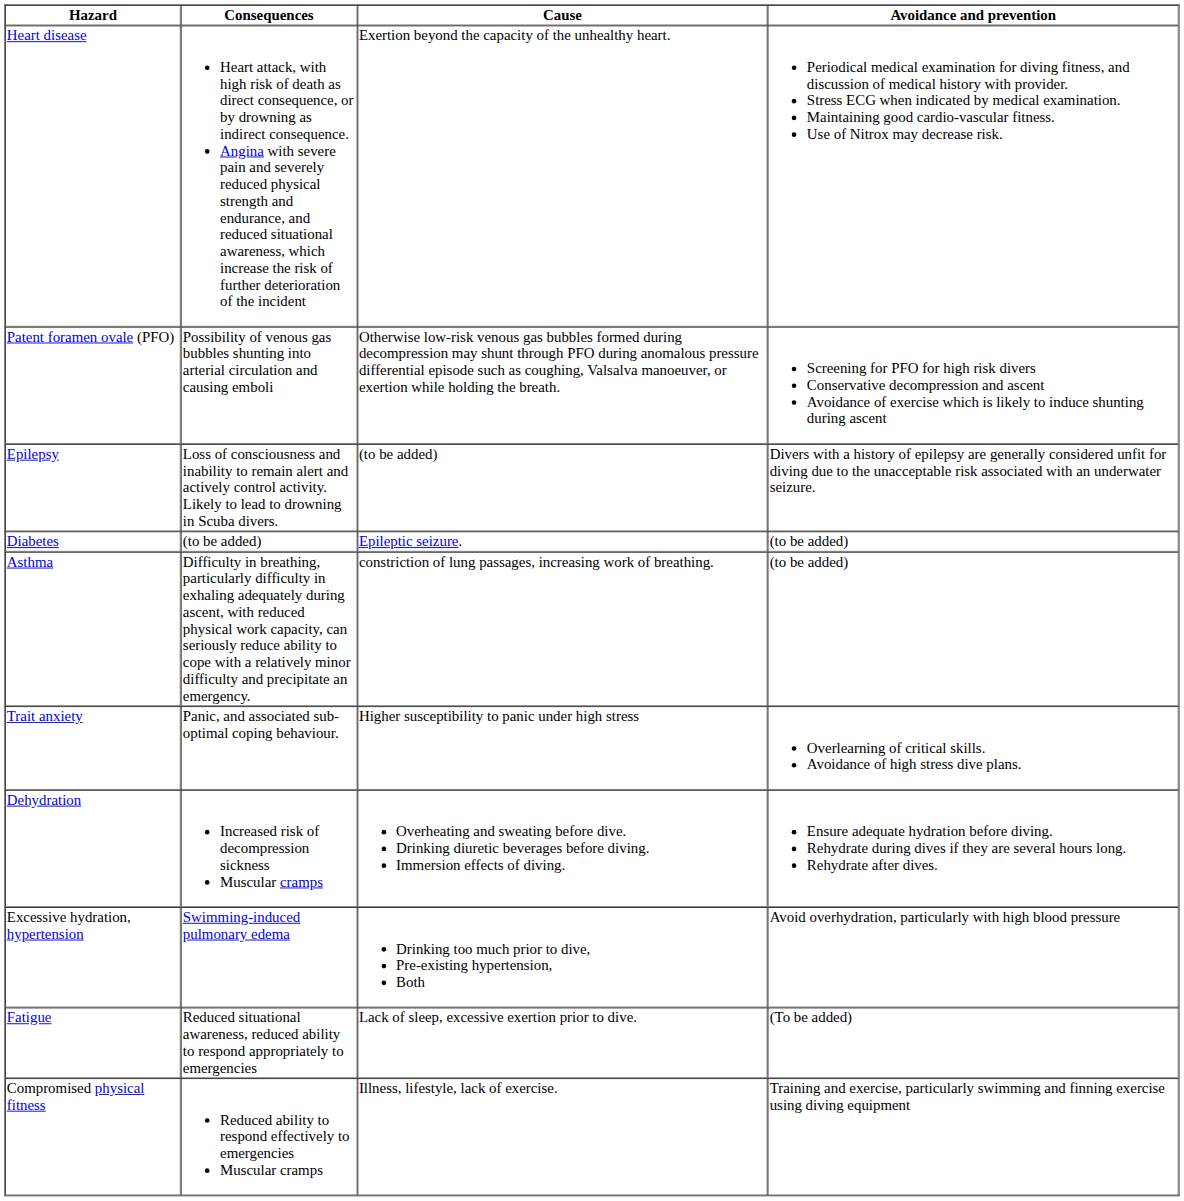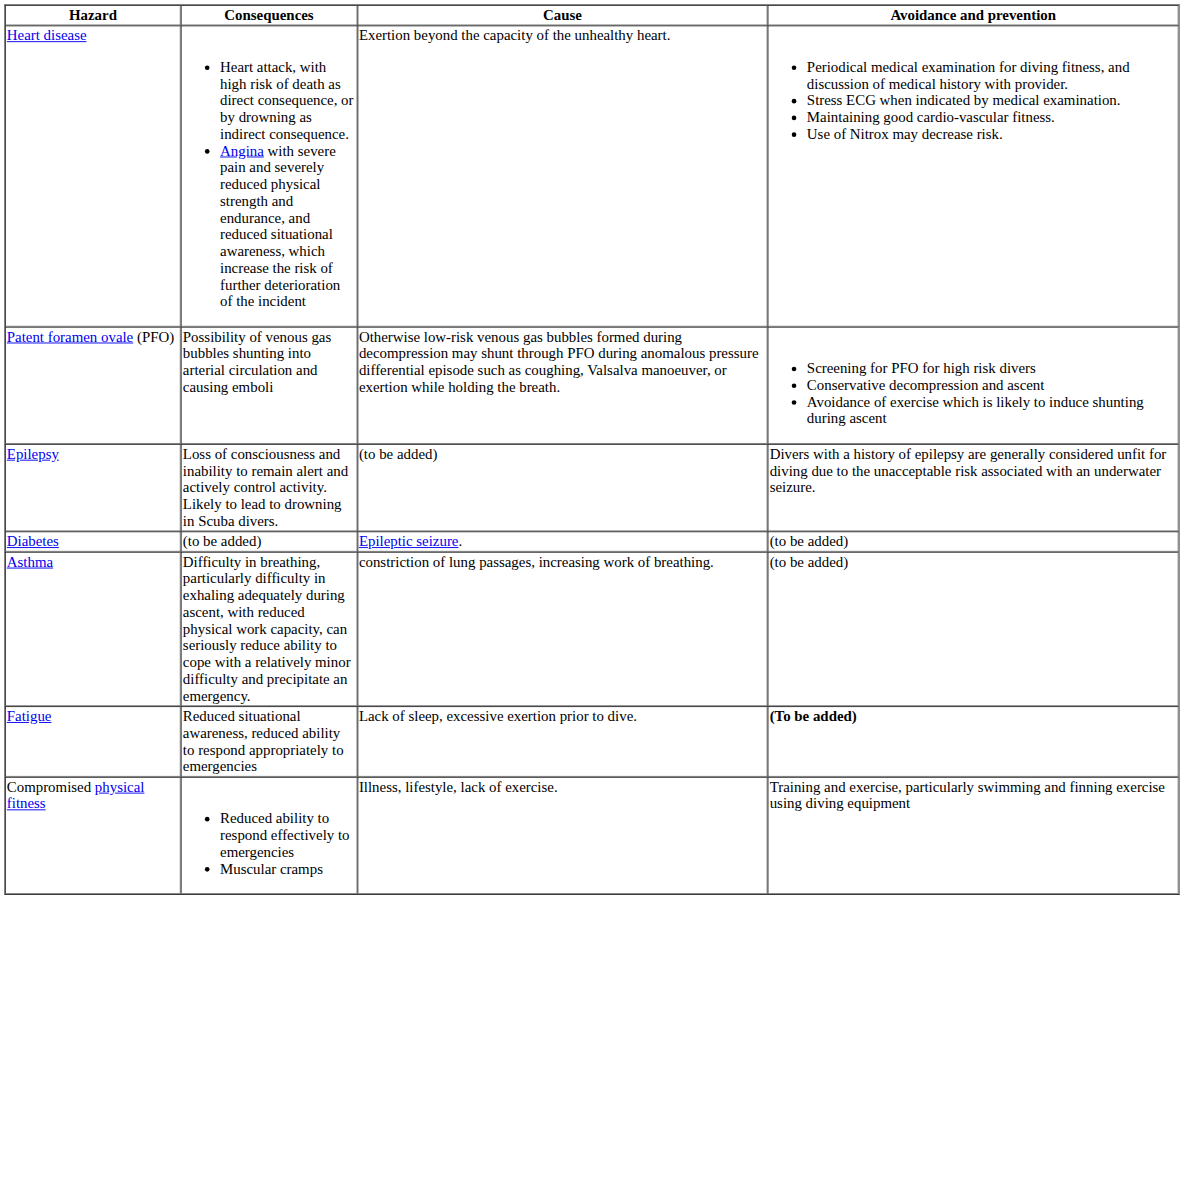- row: (45, 716)
- row: (44, 800)
- row: (69, 925)
(811, 1017) normal -> (813, 716) bold
